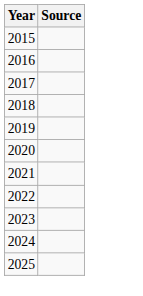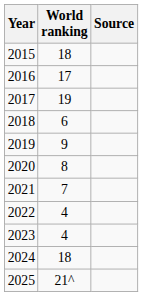+ column: (64, 24)
